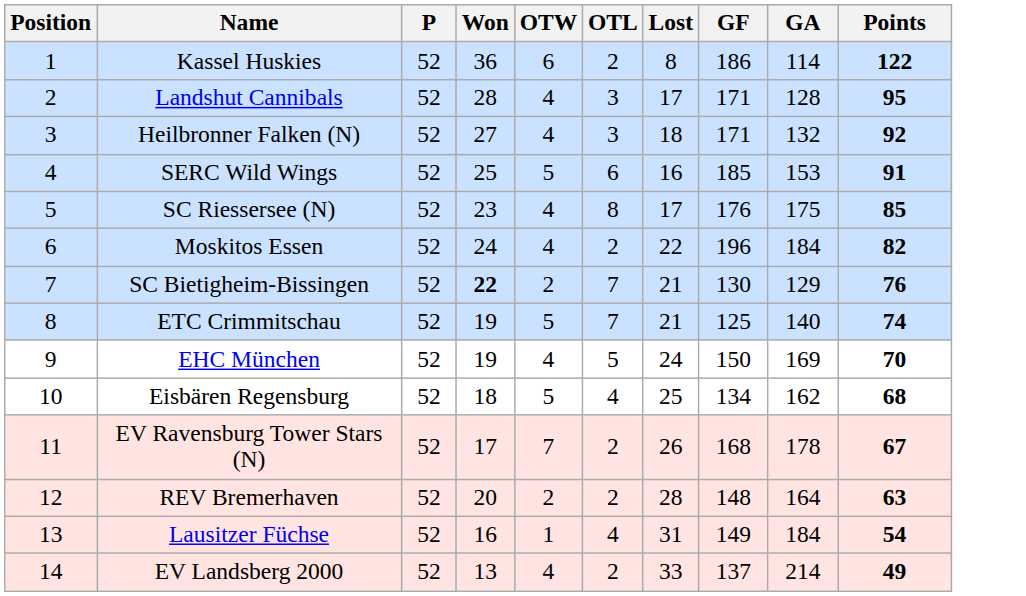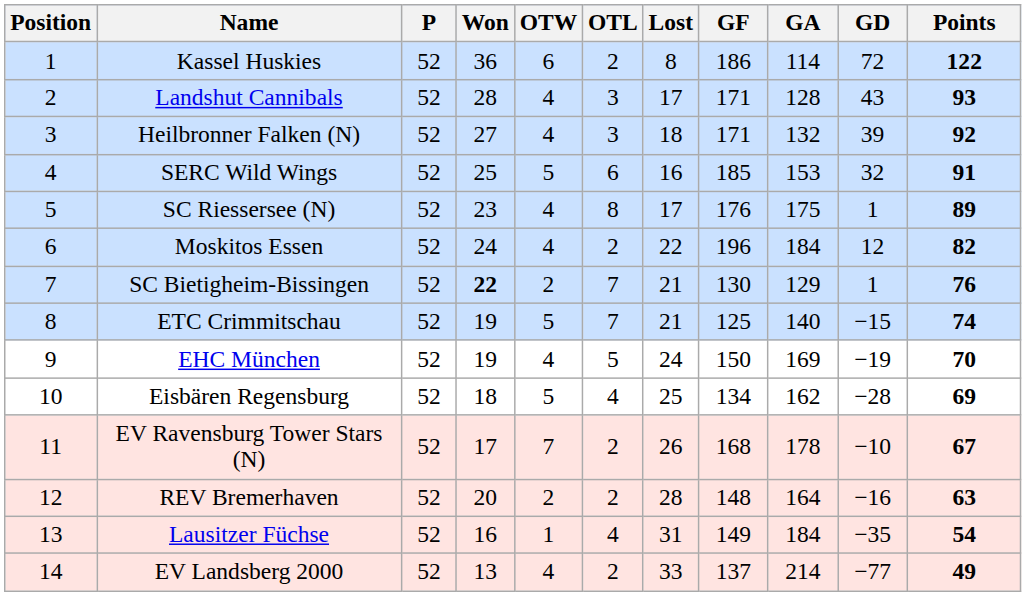+ column: (873, 23)
(895, 97) 95 -> (964, 97) 93
(895, 209) 85 -> (964, 209) 89
(895, 396) 68 -> (964, 396) 69
